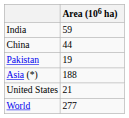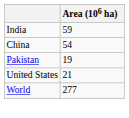(67, 45) 44 -> (67, 45) 54
- row: (22, 75)
